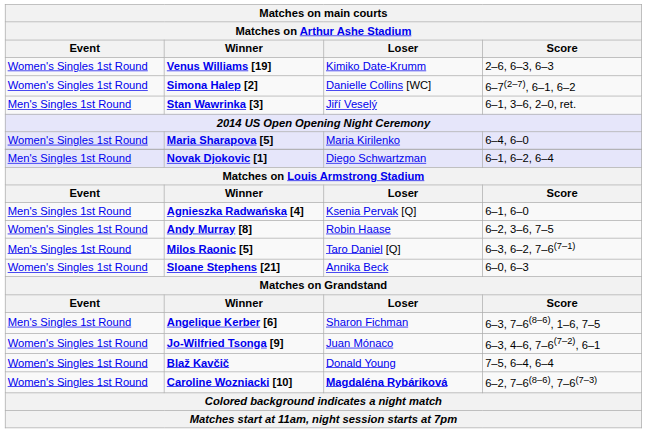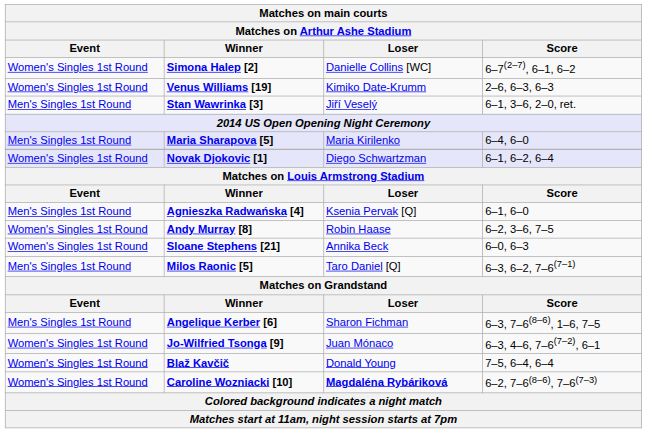rows swapped: (212, 85) <-> (219, 66)
(78, 140) Women's Singles 1st Round -> (69, 140) Men's Singles 1st Round
(69, 158) Men's Singles 1st Round -> (78, 158) Women's Singles 1st Round
rows swapped: (223, 268) <-> (210, 248)
